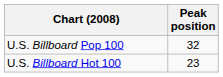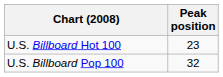rows swapped: (64, 63) <-> (65, 44)
